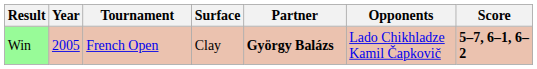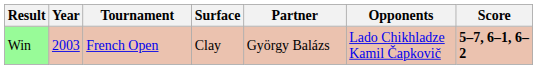(66, 45) 2005 -> (66, 45) 2003
(290, 45) bold -> (288, 45) normal
